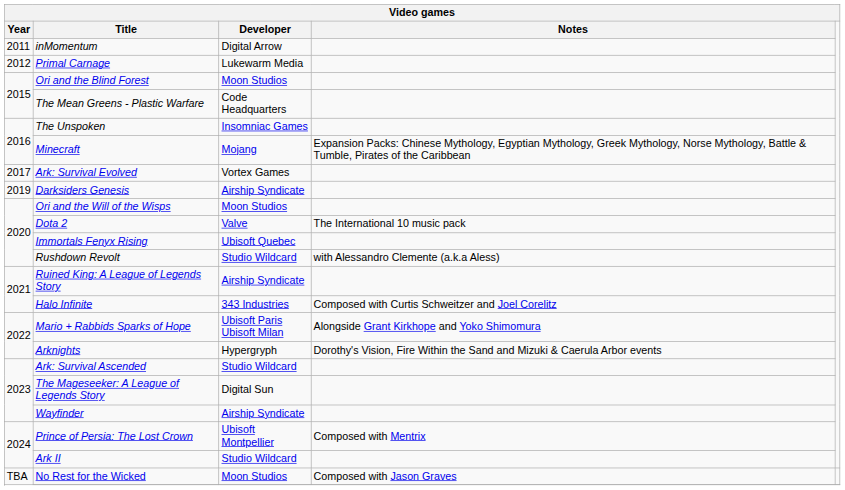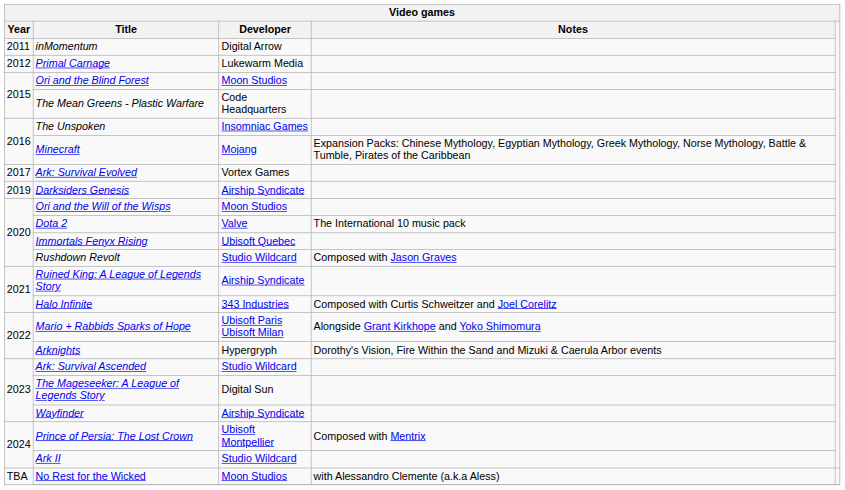(407, 258) with Alessandro Clemente (a.k.a Aless) -> (385, 258) Composed with Jason Graves
(385, 476) Composed with Jason Graves -> (407, 476) with Alessandro Clemente (a.k.a Aless)
